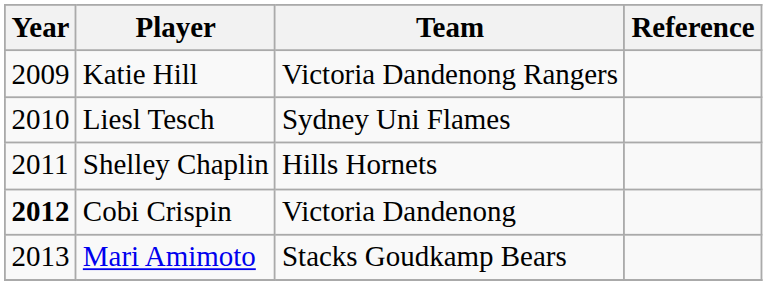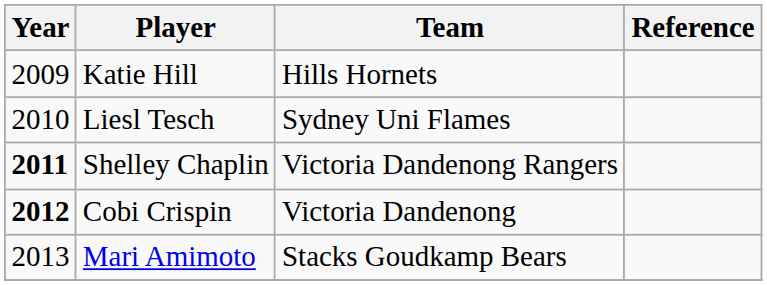(450, 73) Victoria Dandenong Rangers -> (360, 73) Hills Hornets
(40, 165) normal -> (40, 165) bold
(360, 165) Hills Hornets -> (450, 165) Victoria Dandenong Rangers
